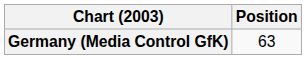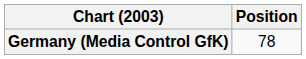(267, 41) 63 -> (267, 41) 78
